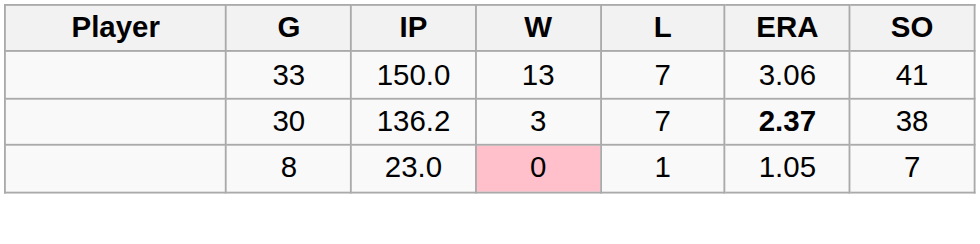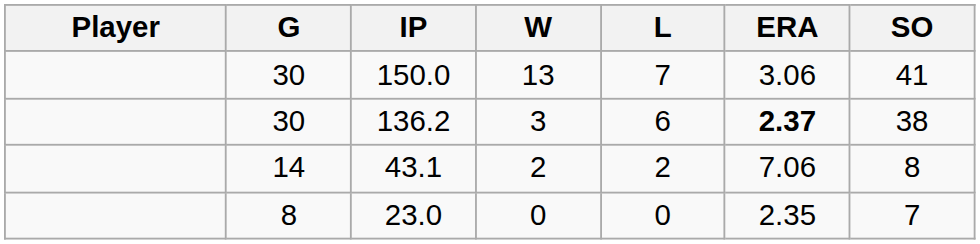(289, 74) 33 -> (289, 74) 30
(663, 121) 7 -> (663, 121) 6
+ row: (413, 167)
(538, 167) pink background -> (538, 214) no background
(663, 167) 1 -> (663, 214) 0
(787, 167) 1.05 -> (787, 214) 2.35
